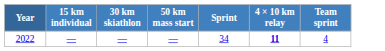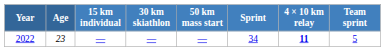+ column: (60, 18)
(326, 39) 4 -> (355, 39) 5
